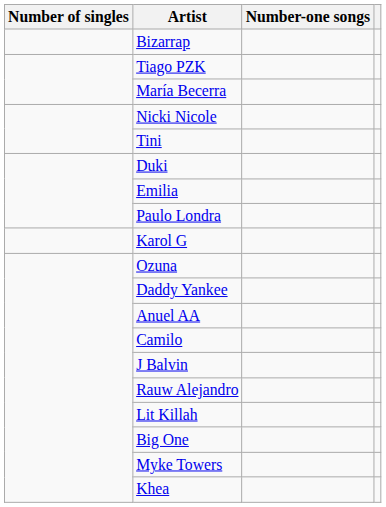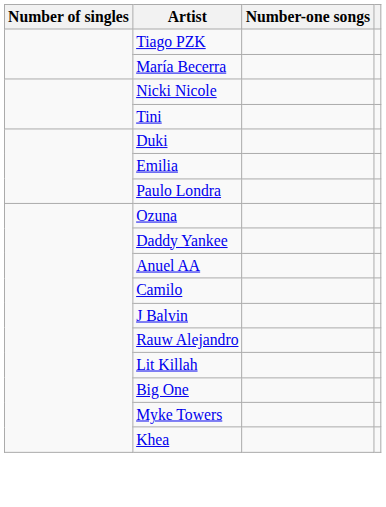- row: (163, 41)
- row: (162, 240)
